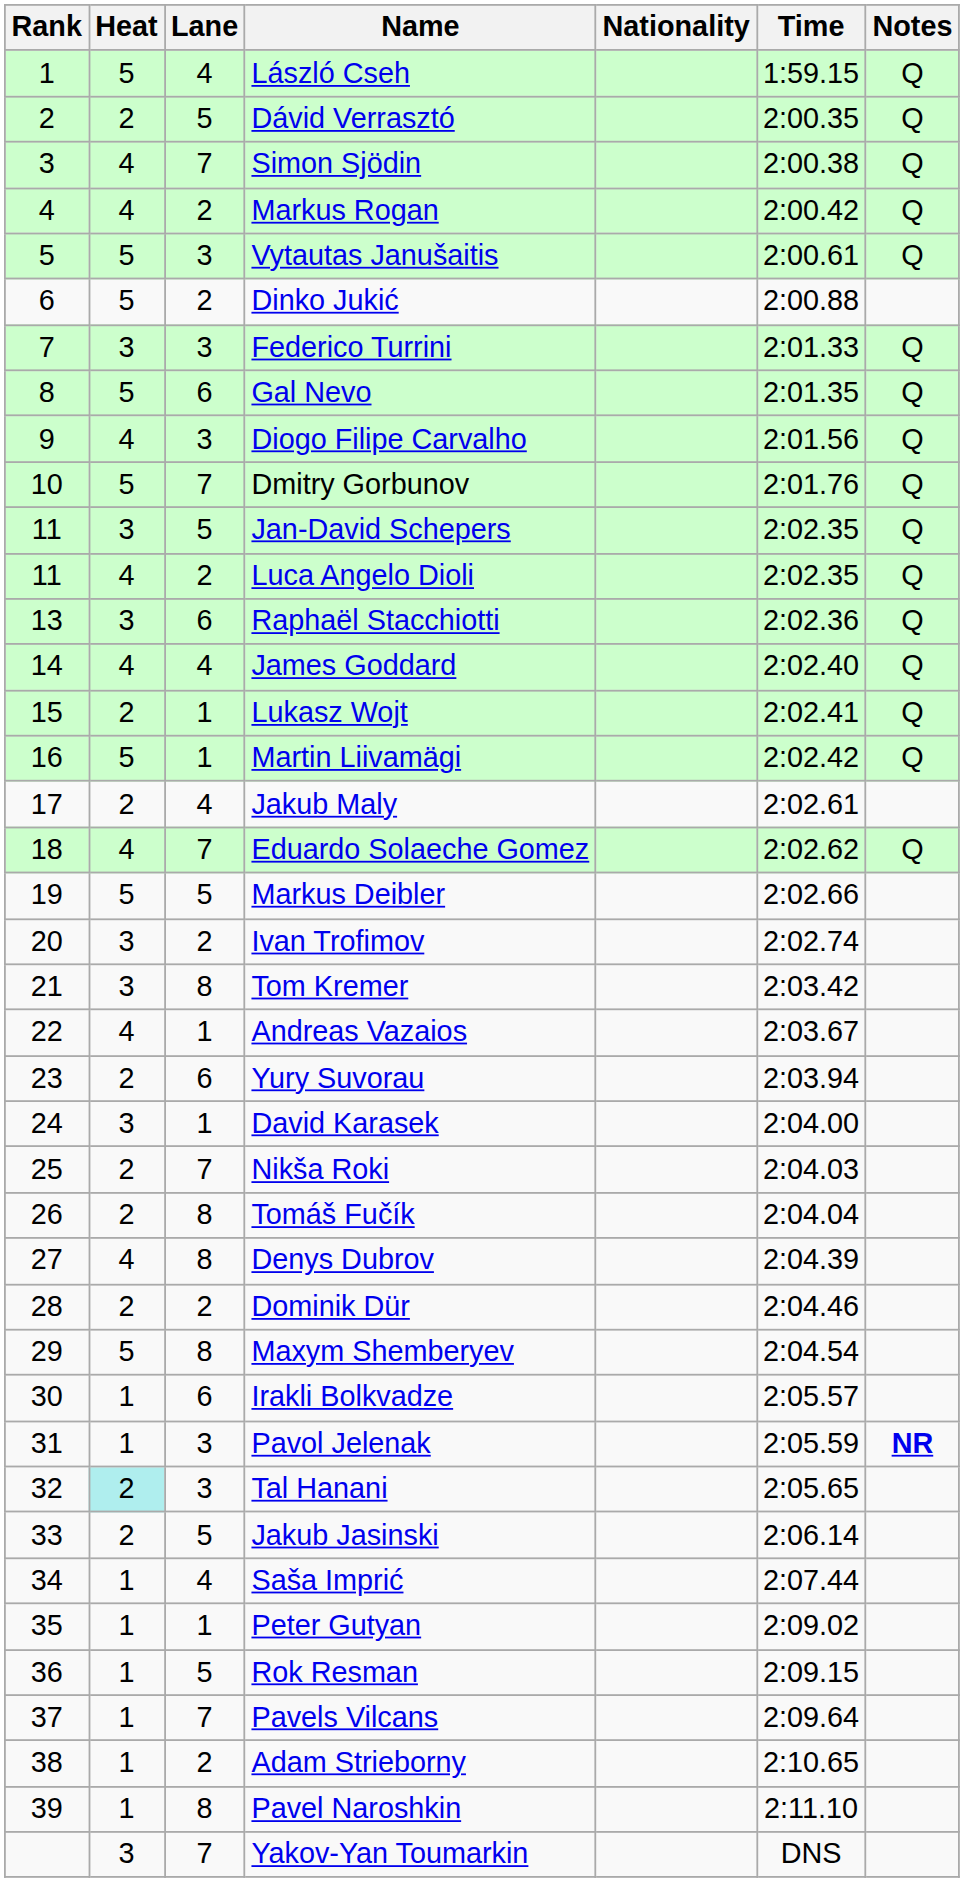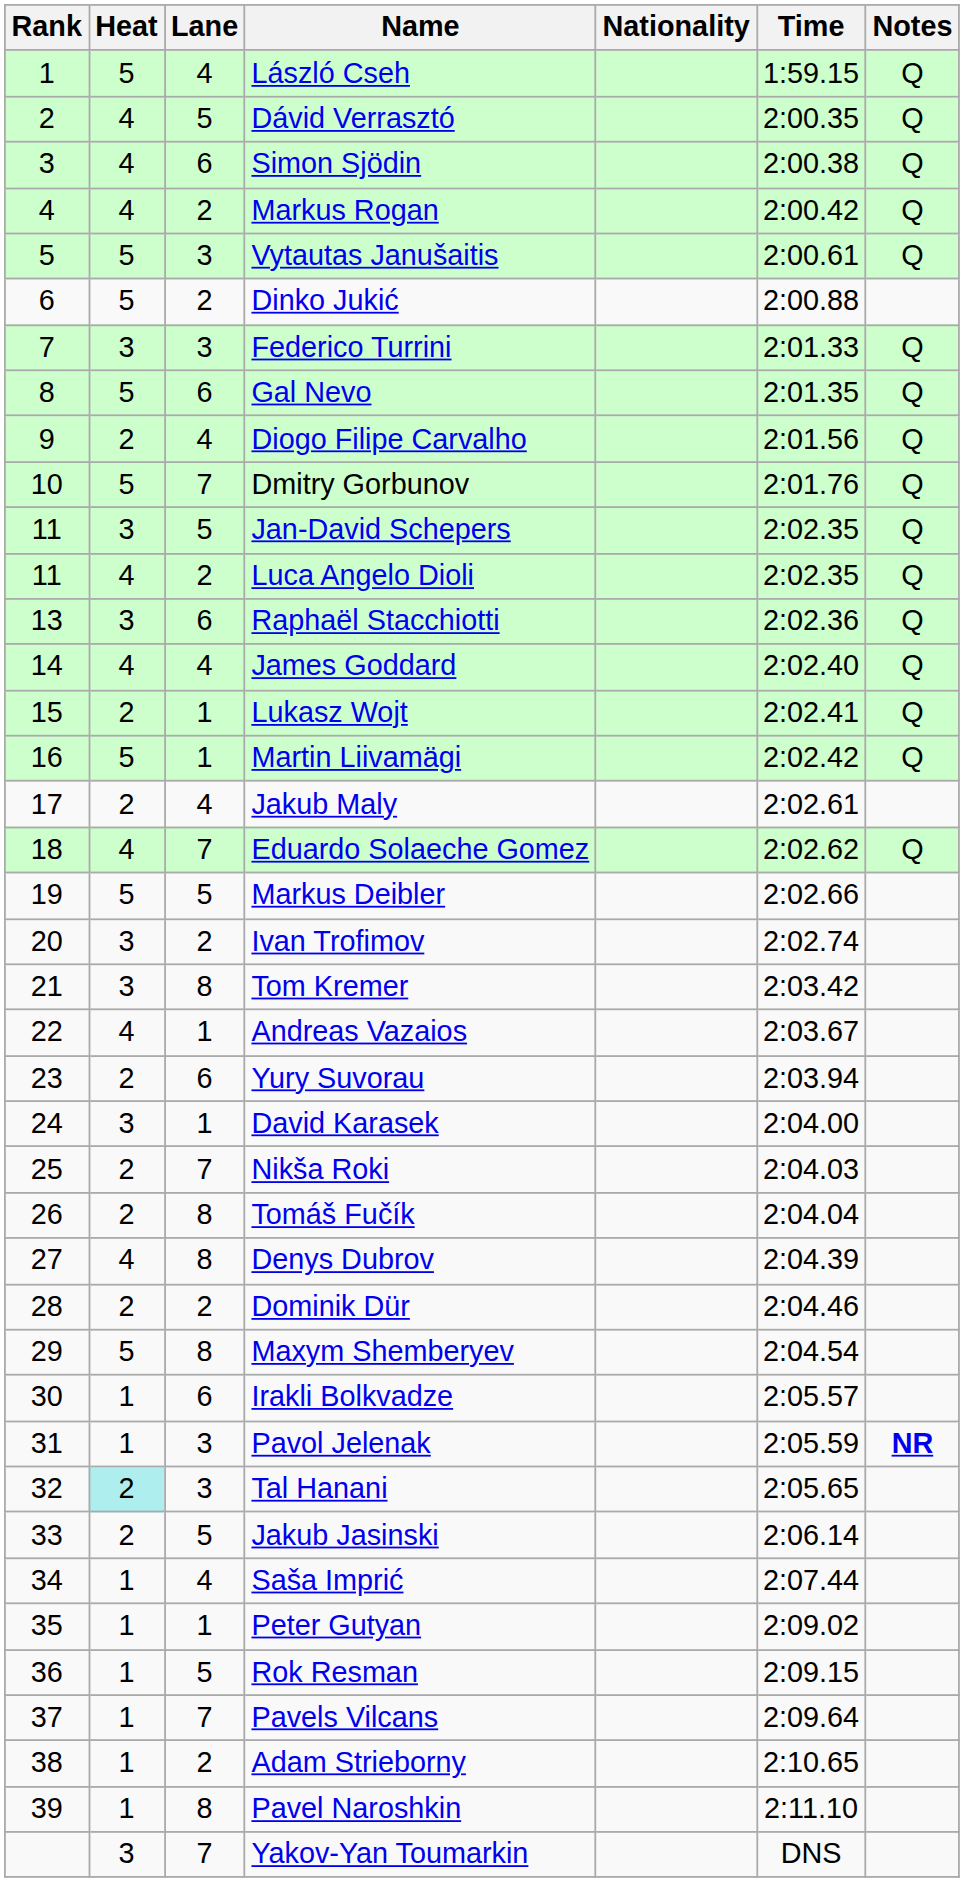(126, 118) 2 -> (126, 118) 4
(205, 164) 7 -> (205, 164) 6
(126, 438) 4 -> (126, 438) 2
(205, 438) 3 -> (205, 438) 4
